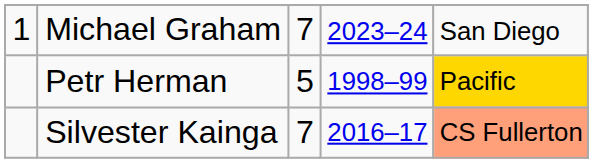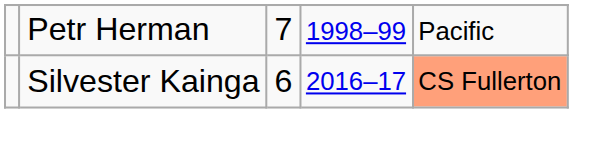- row: (163, 30)
(305, 81) 5 -> (283, 30) 7
(478, 82) gold background -> (456, 31) no background
(305, 132) 7 -> (283, 81) 6
